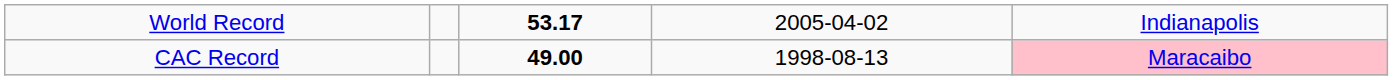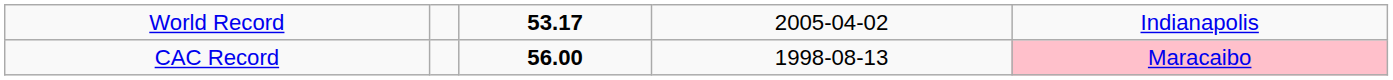(555, 58) 49.00 -> (555, 58) 56.00
